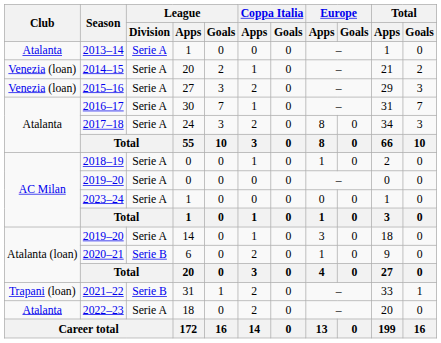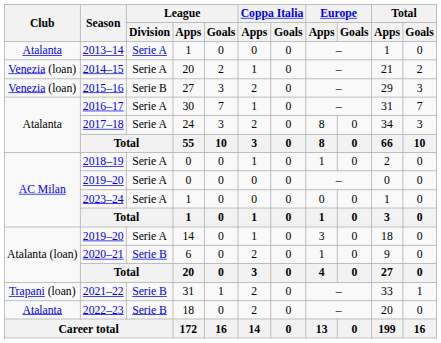(150, 87) Serie A -> (150, 87) Serie B
(150, 310) Serie A -> (150, 310) Serie B
